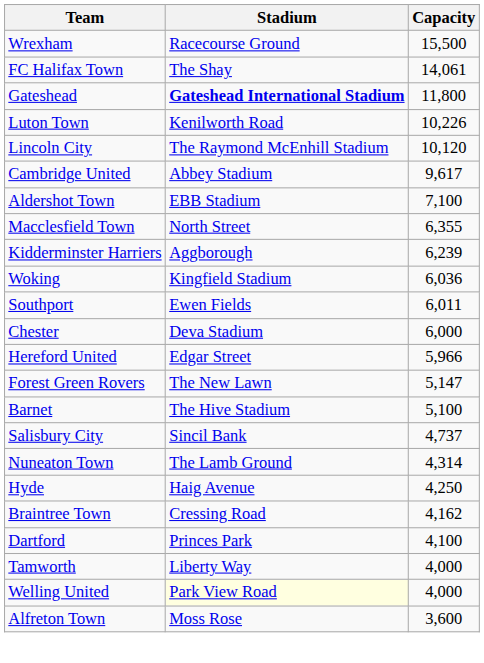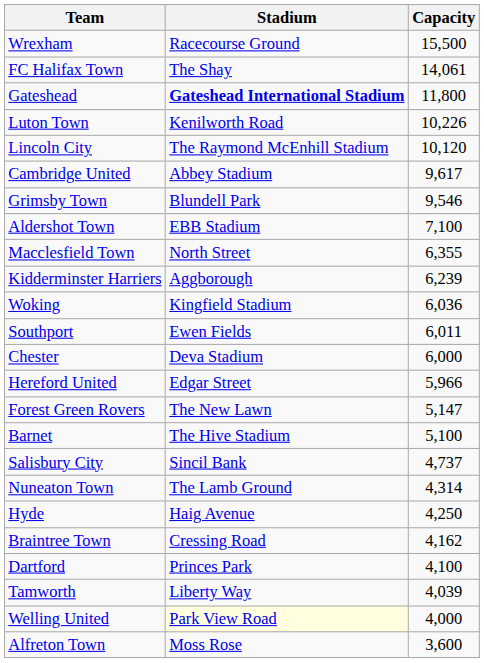+ row: (58, 200)
(444, 566) 4,000 -> (444, 592) 4,039
